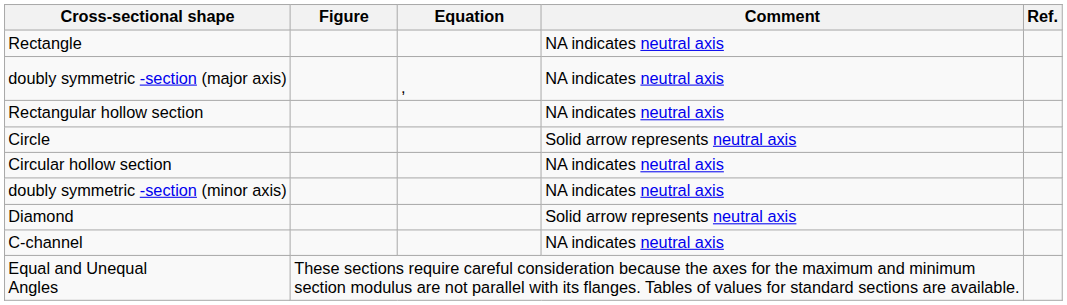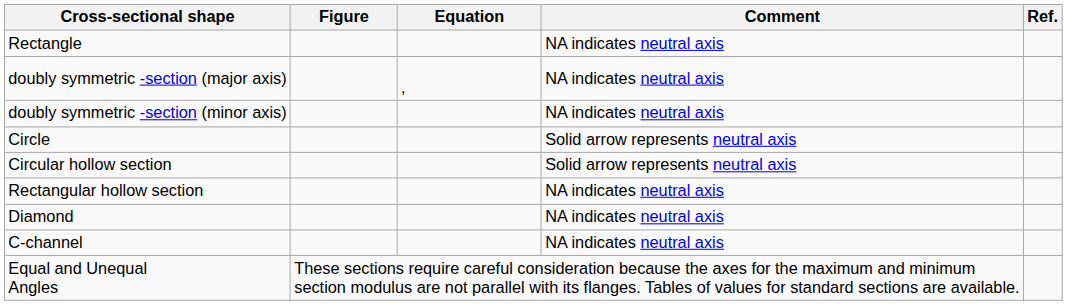rows swapped: (147, 191) <-> (106, 113)
(635, 165) NA indicates neutral axis -> (671, 165) Solid arrow represents neutral axis
(671, 216) Solid arrow represents neutral axis -> (635, 216) NA indicates neutral axis
